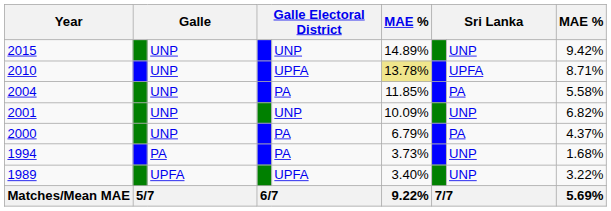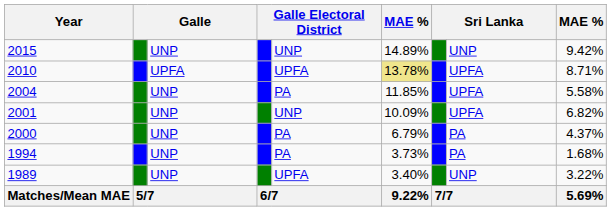(164, 71) UNP -> (167, 71) UPFA
(457, 92) PA -> (466, 92) UPFA
(463, 112) UNP -> (466, 112) UPFA
(158, 154) PA -> (164, 154) UNP
(463, 154) UNP -> (457, 154) PA
(167, 175) UPFA -> (164, 175) UNP
